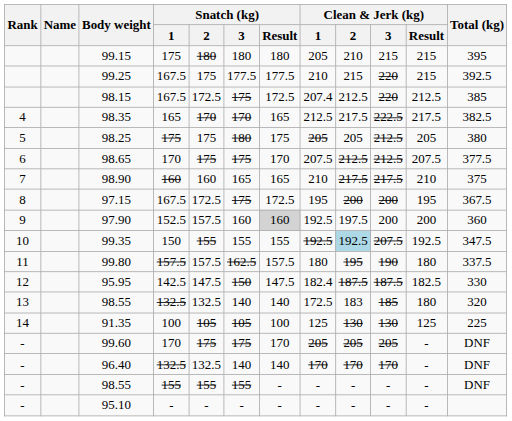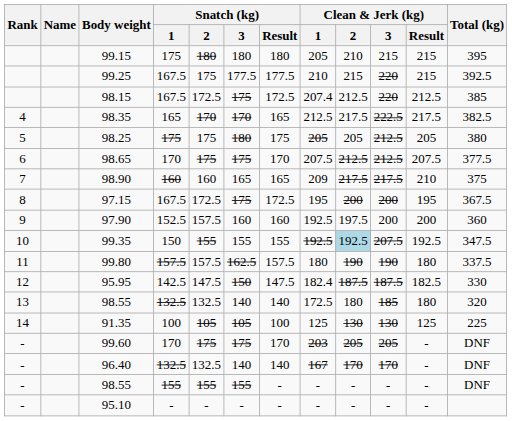(318, 179) 210 -> (318, 179) 209
(280, 220) lightgrey background -> (280, 220) no background
(353, 261) 195 -> (353, 261) 190
(353, 302) 183 -> (353, 302) 180
(318, 343) 205 -> (318, 343) 203
(318, 364) 170 -> (318, 364) 167
